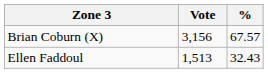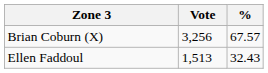(197, 36) 3,156 -> (197, 36) 3,256
